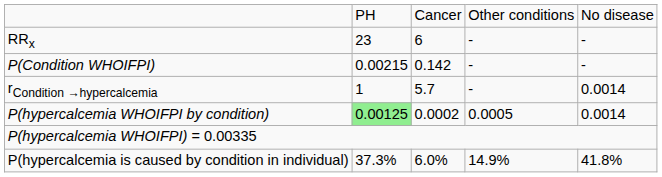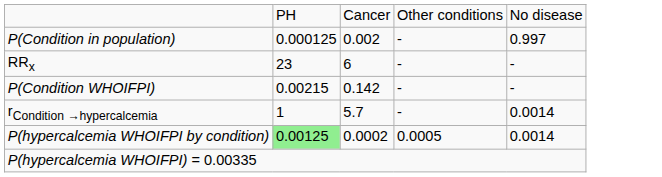+ row: (92, 39)
- row: (178, 160)
